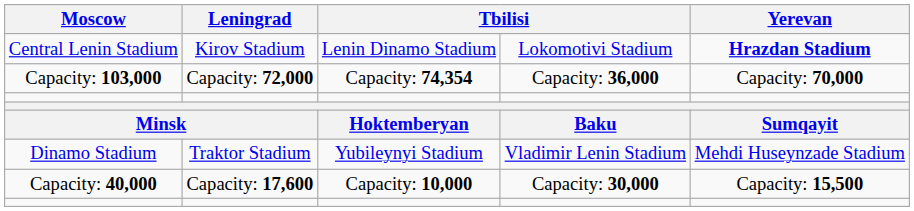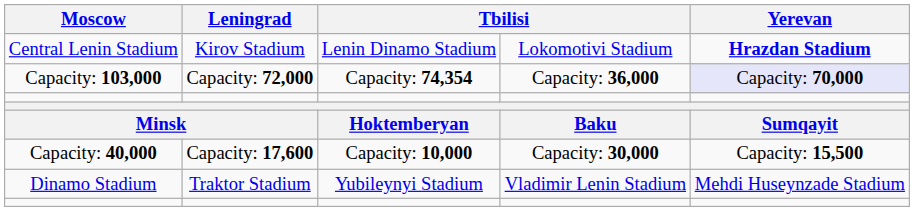(800, 78) no background -> (800, 78) lavender background
rows swapped: (93, 154) <-> (93, 183)
